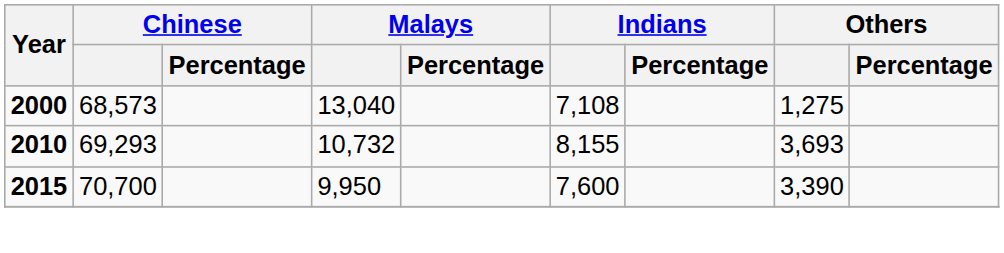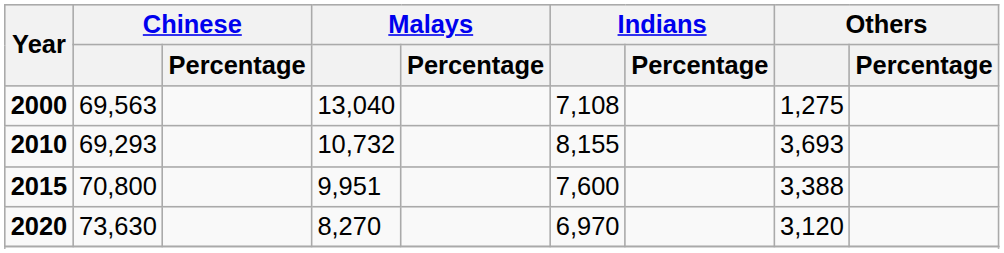(118, 105) 68,573 -> (118, 105) 69,563
(118, 186) 70,700 -> (118, 186) 70,800
(349, 186) 9,950 -> (349, 186) 9,951
(812, 186) 3,390 -> (812, 186) 3,388
+ row: (39, 226)
